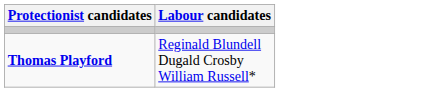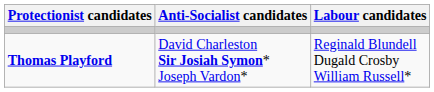+ column: (233, 15)
